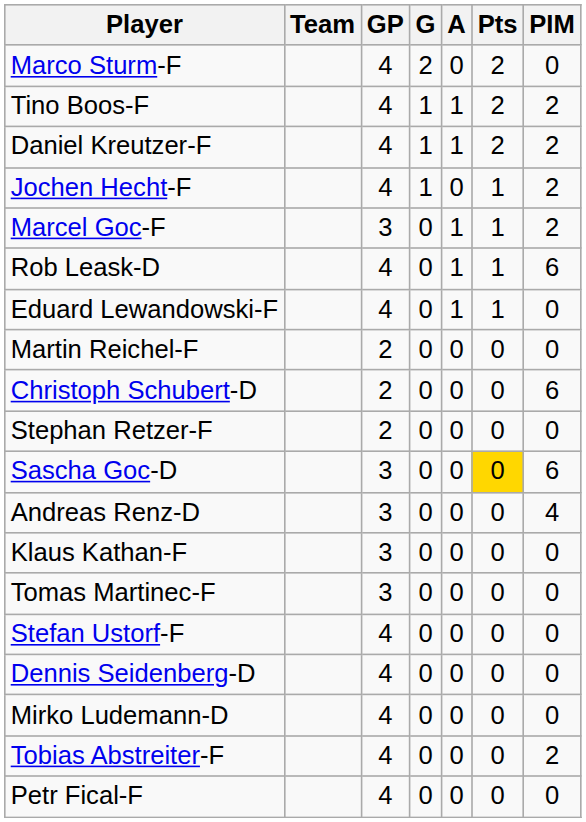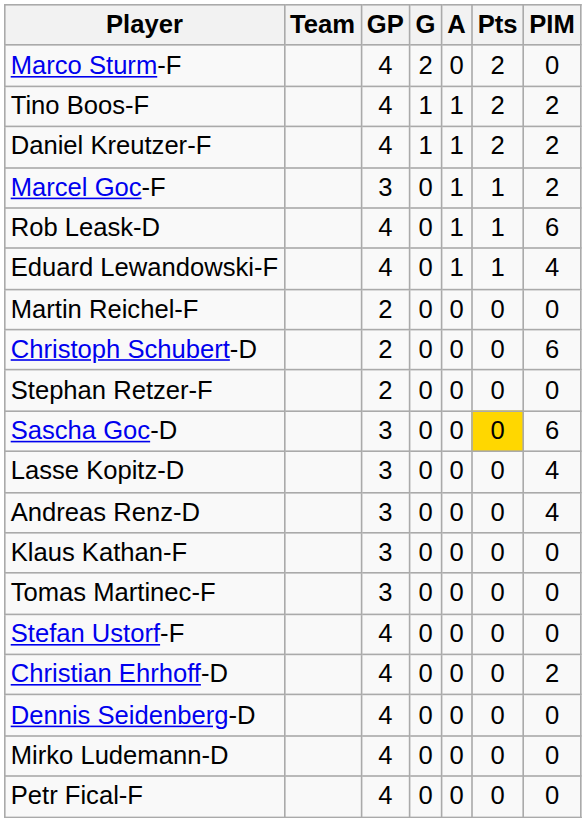- row: (101, 187)
(552, 308) 0 -> (552, 268) 4
+ row: (98, 471)
+ row: (119, 674)
- row: (117, 755)
